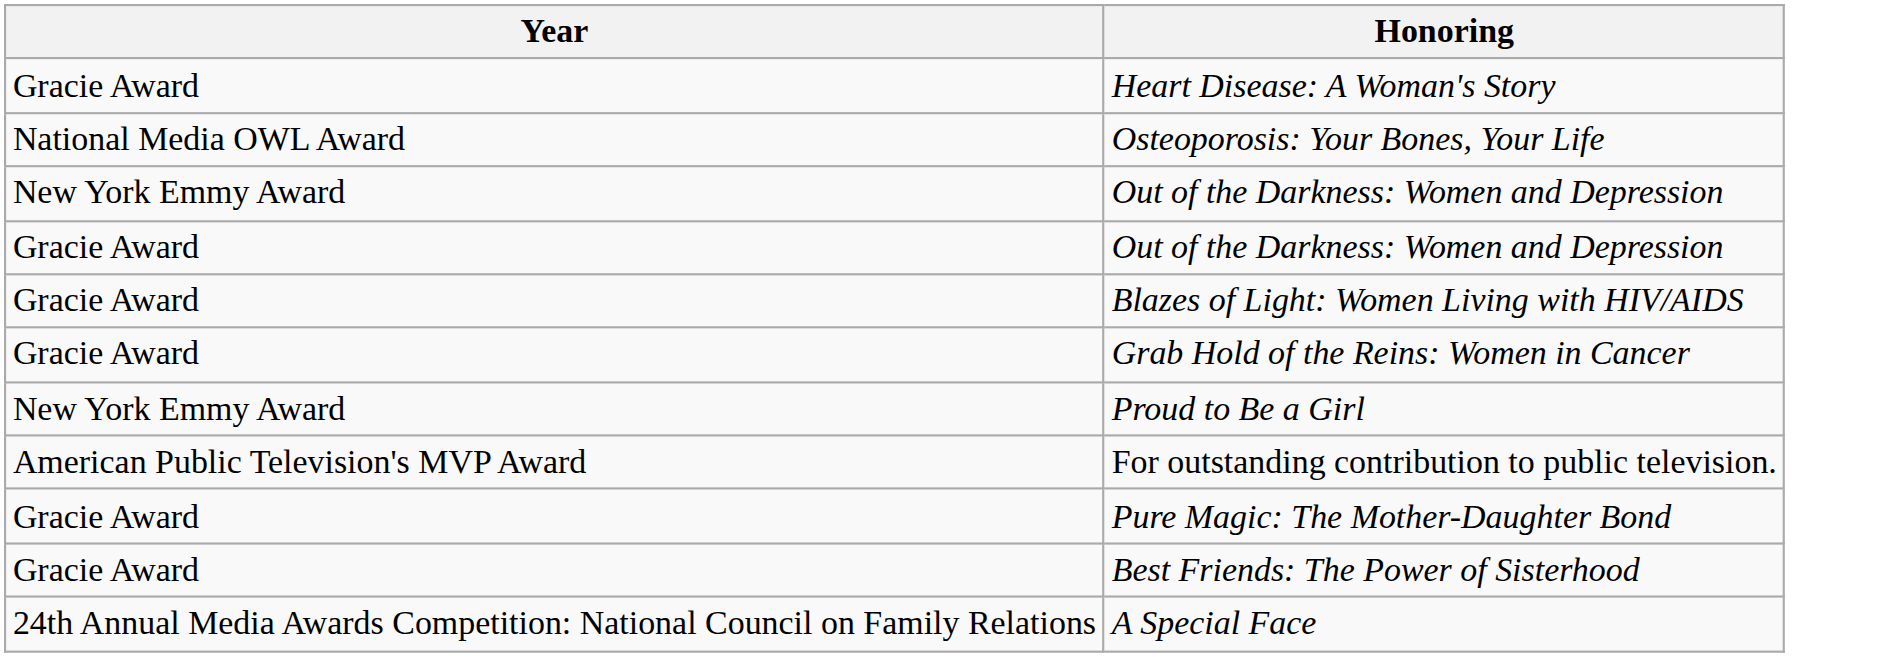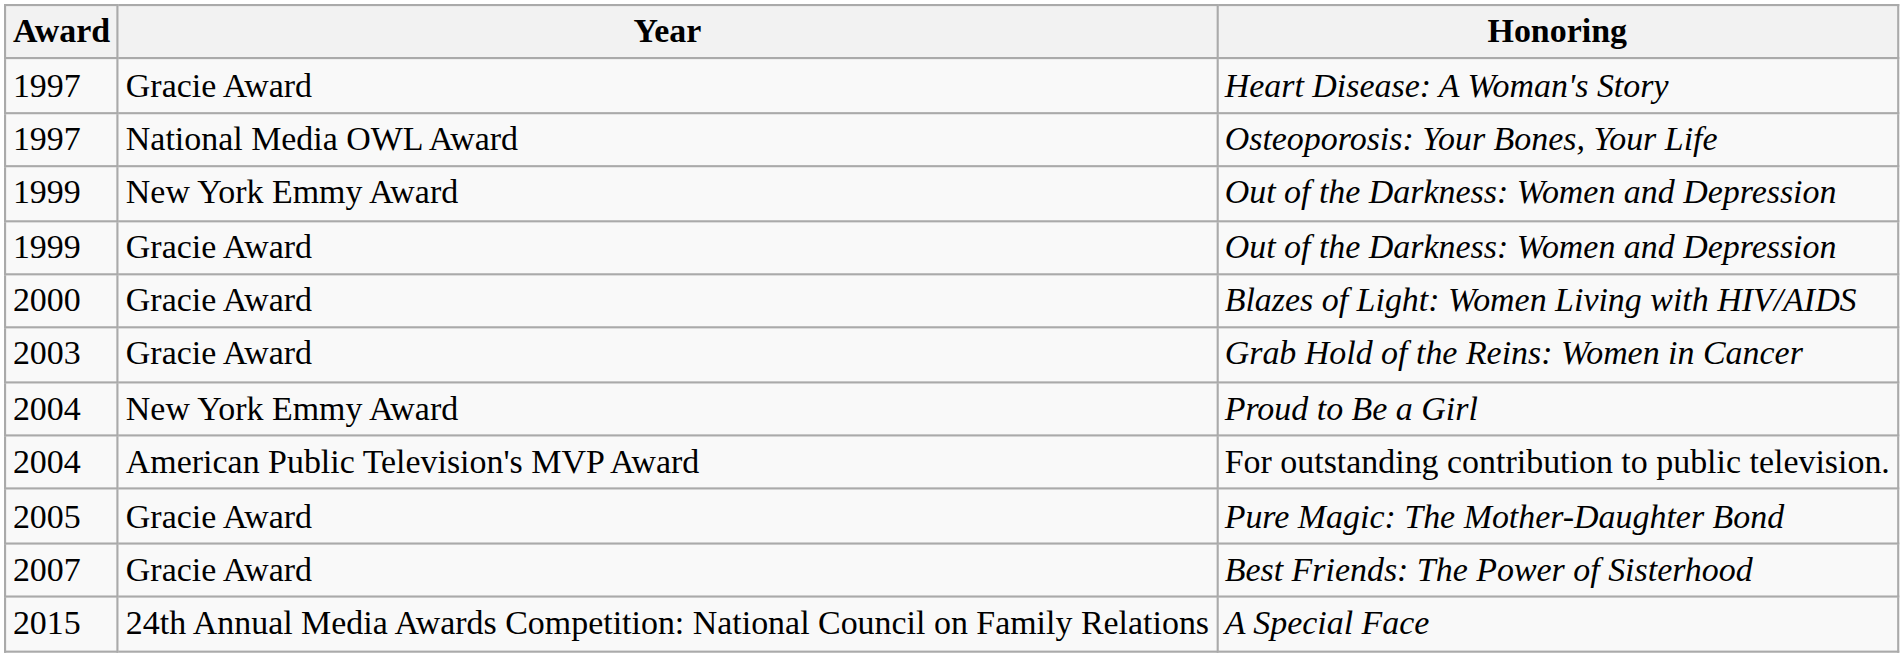+ column: (62, 31)
